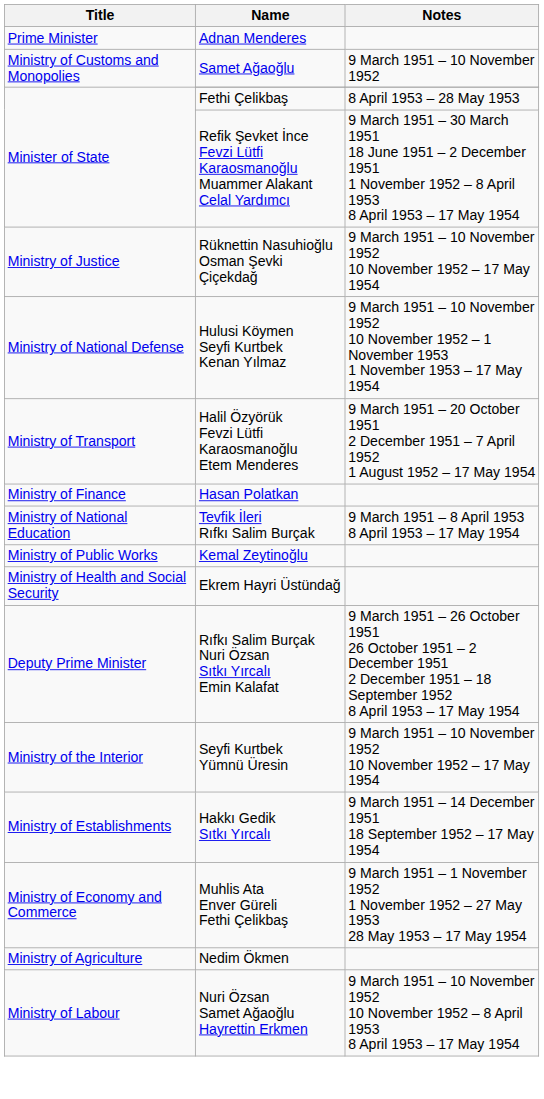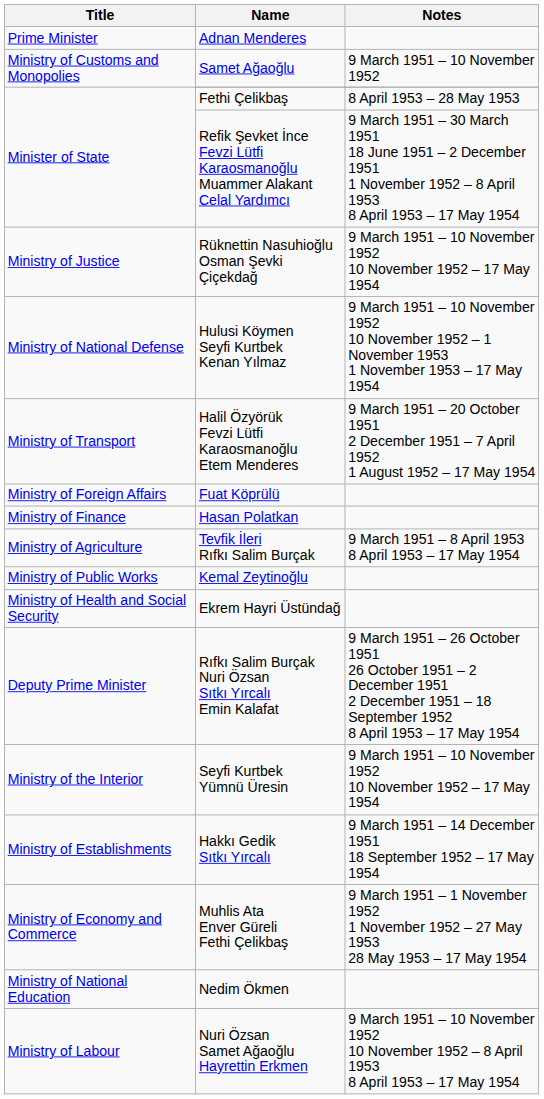+ row: (239, 495)
(68, 525) Ministry of National Education -> (75, 547) Ministry of Agriculture
(75, 959) Ministry of Agriculture -> (68, 989) Ministry of National Education
